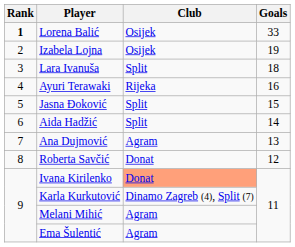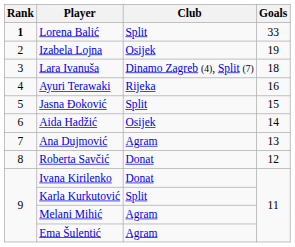(141, 31) Osijek -> (136, 31) Split
(136, 68) Split -> (190, 68) Dinamo Zagreb (4), Split (7)
(136, 123) Split -> (141, 123) Osijek
(140, 178) lightsalmon background -> (140, 178) no background
(190, 196) Dinamo Zagreb (4), Split (7) -> (136, 196) Split
